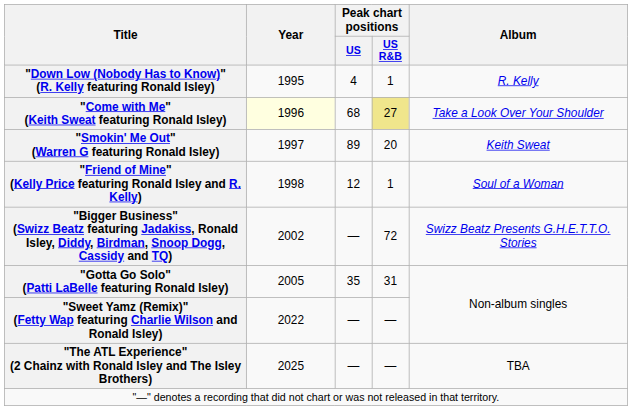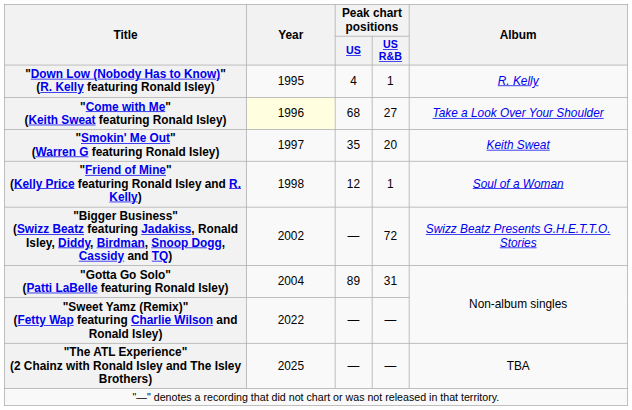(390, 113) khaki background -> (390, 113) no background
(353, 145) 89 -> (353, 145) 35
(291, 281) 2005 -> (291, 281) 2004
(353, 281) 35 -> (353, 281) 89
